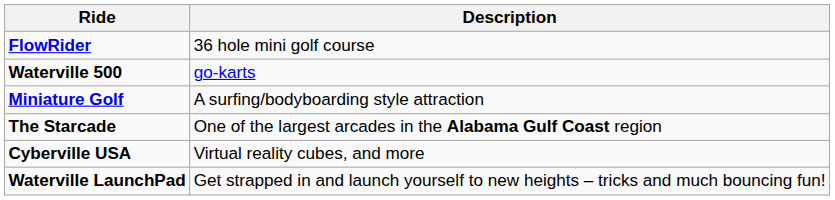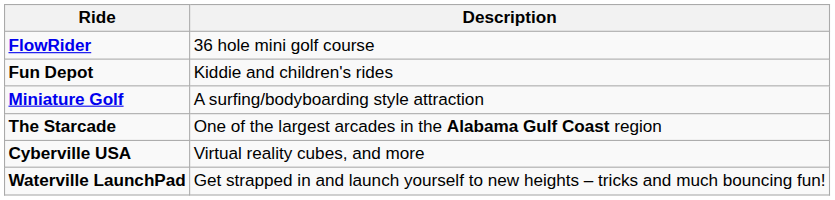+ row: (51, 72)
- row: (65, 72)
